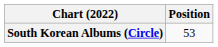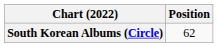(189, 33) 53 -> (189, 33) 62
